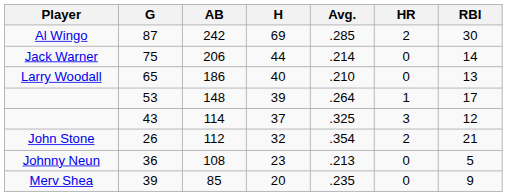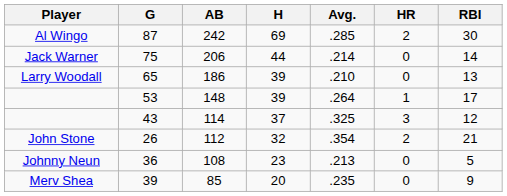(278, 77) 40 -> (278, 77) 39
